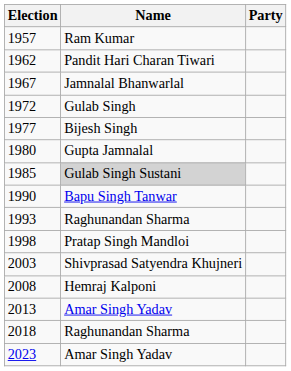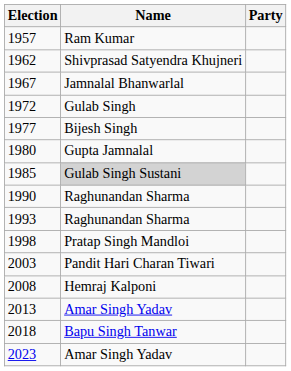(139, 60) Pandit Hari Charan Tiwari -> (153, 60) Shivprasad Satyendra Khujneri
(120, 196) Bapu Singh Tanwar -> (127, 196) Raghunandan Sharma
(153, 264) Shivprasad Satyendra Khujneri -> (139, 264) Pandit Hari Charan Tiwari
(127, 331) Raghunandan Sharma -> (120, 331) Bapu Singh Tanwar
